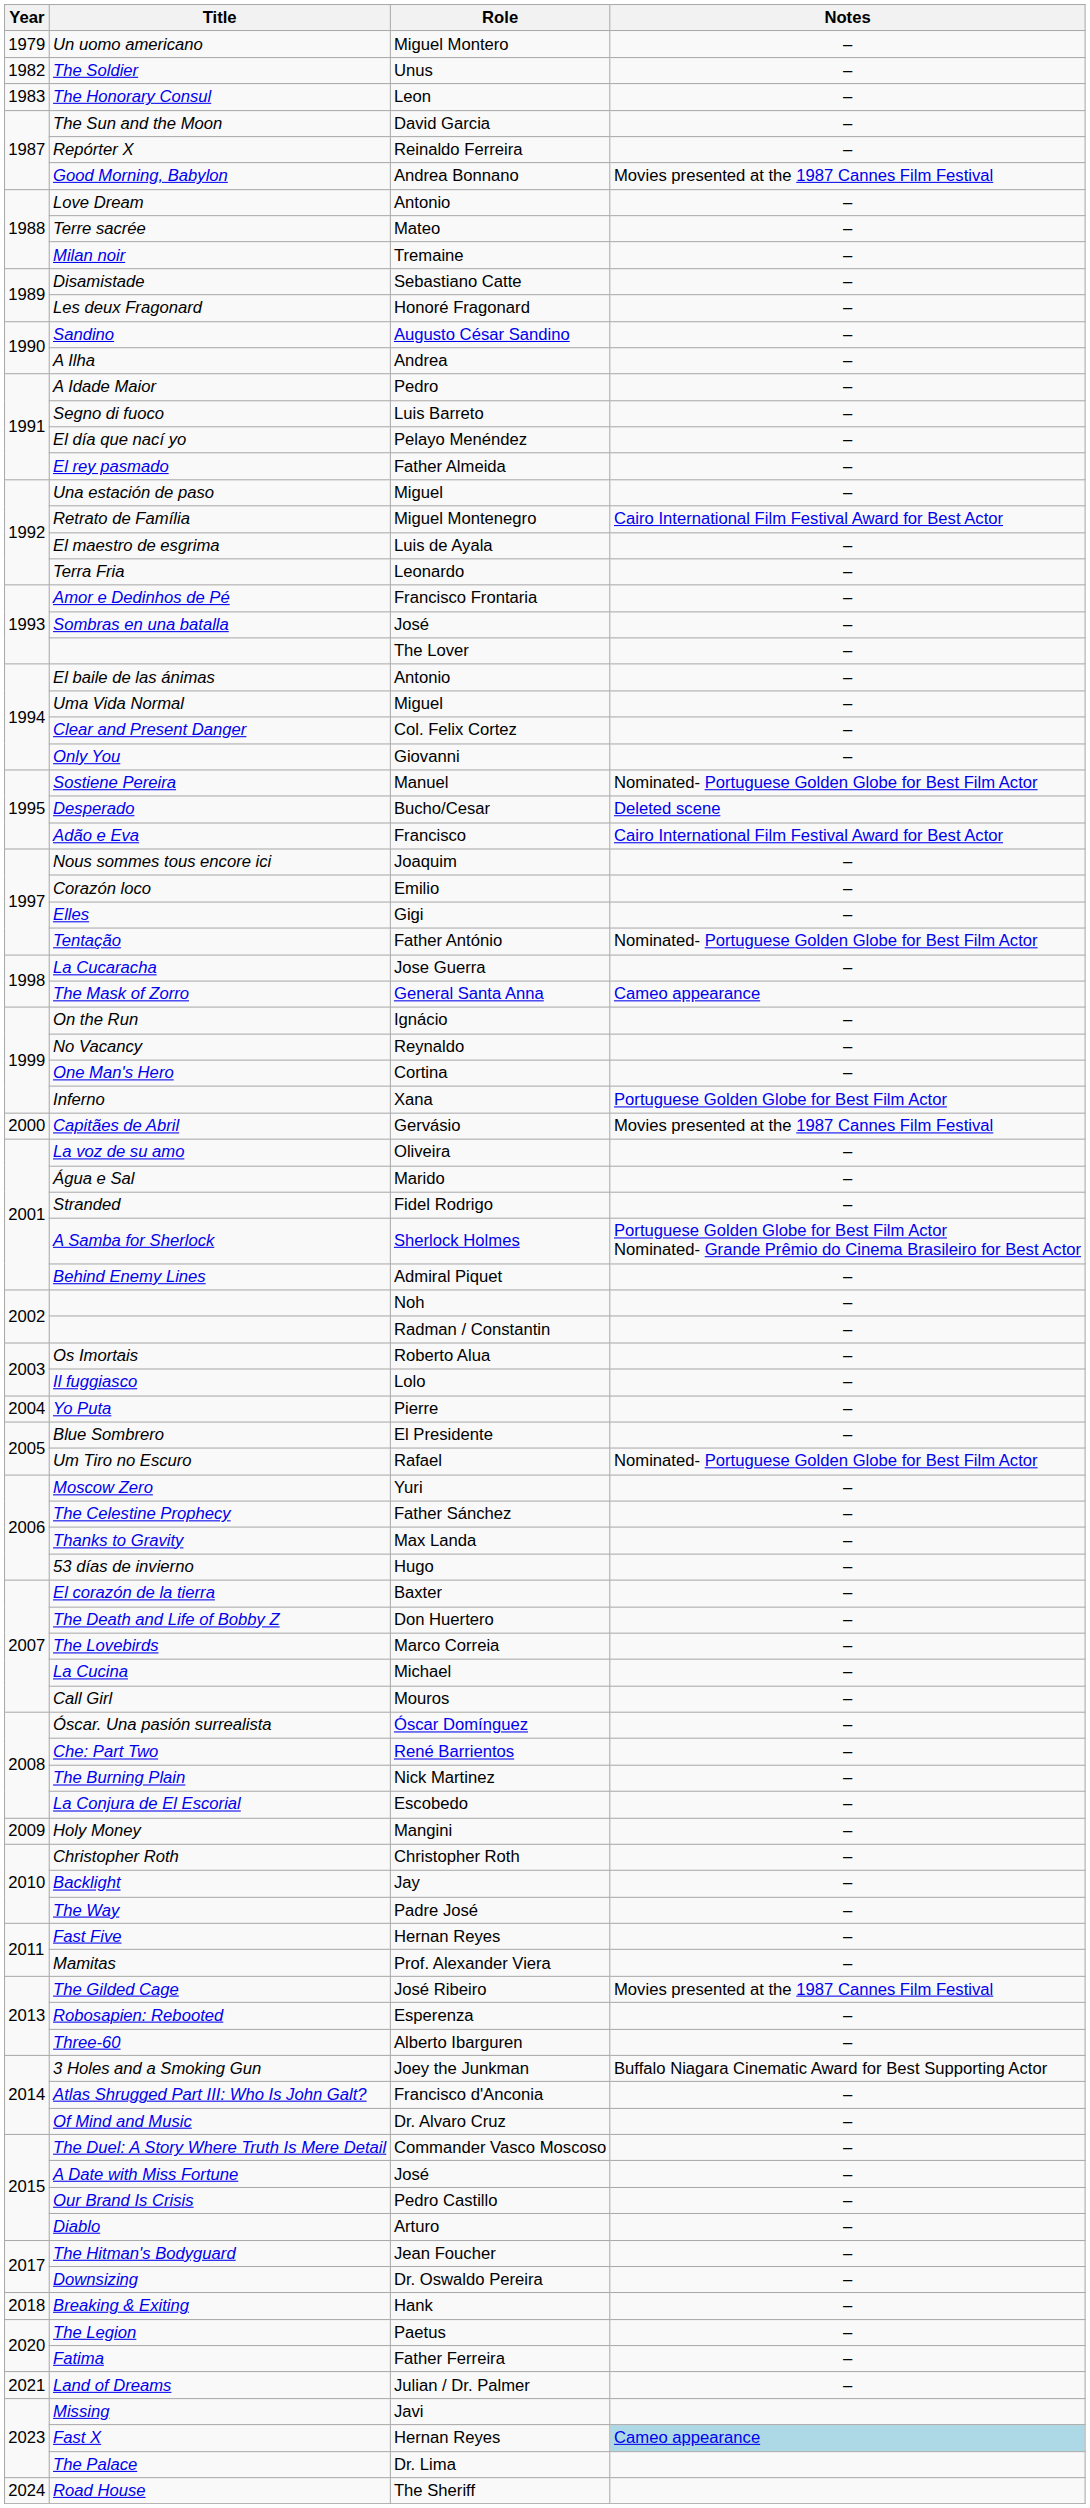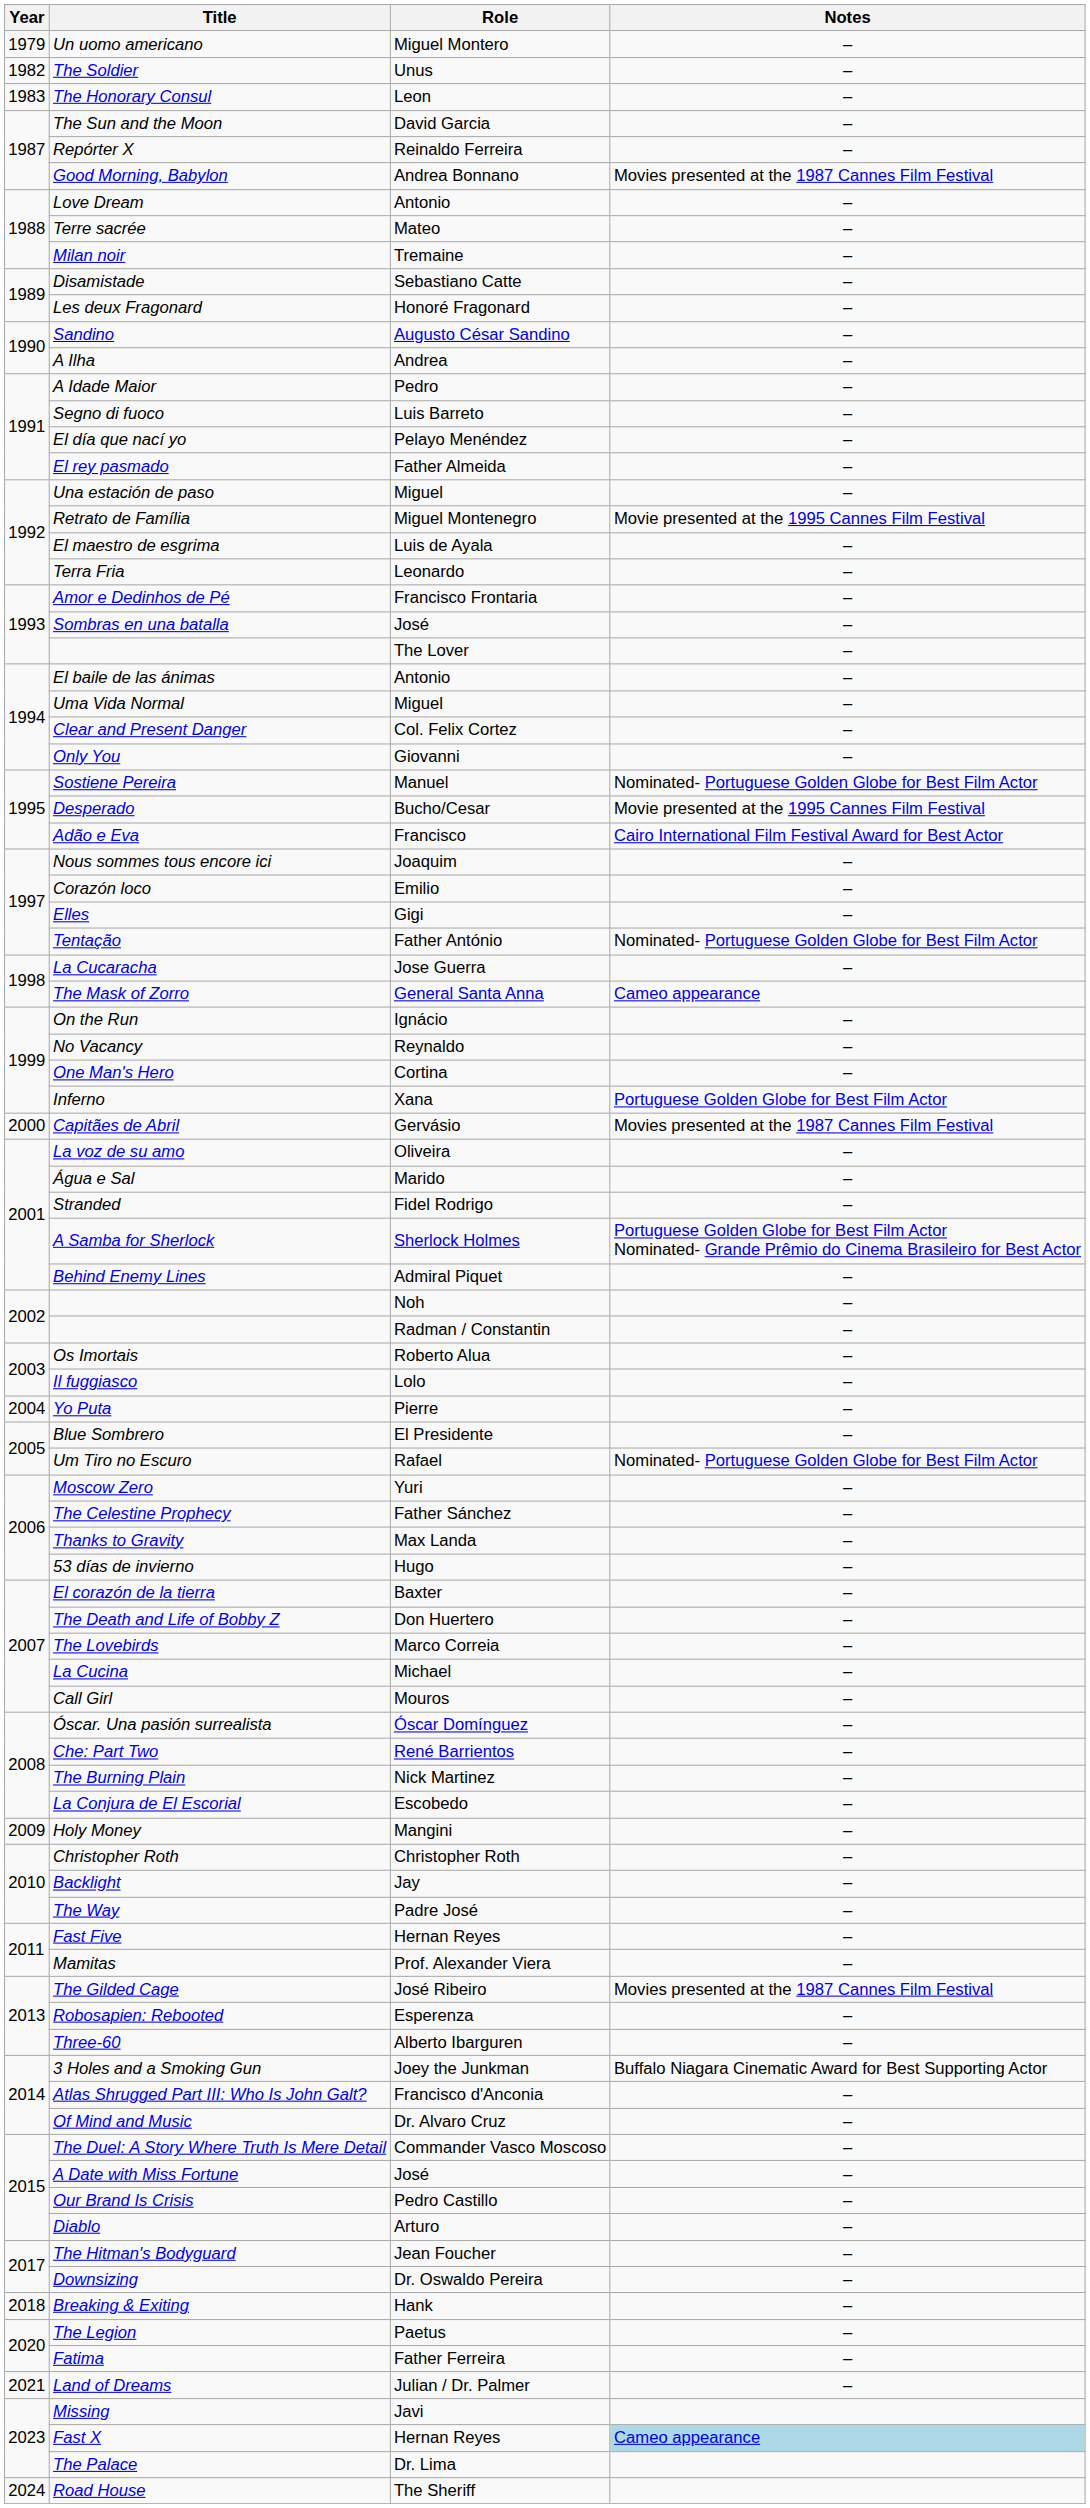(809, 519) Cairo International Film Festival Award for Best Actor -> (799, 519) Movie presented at the 1995 Cannes Film Festival
(667, 809) Deleted scene -> (799, 809) Movie presented at the 1995 Cannes Film Festival
